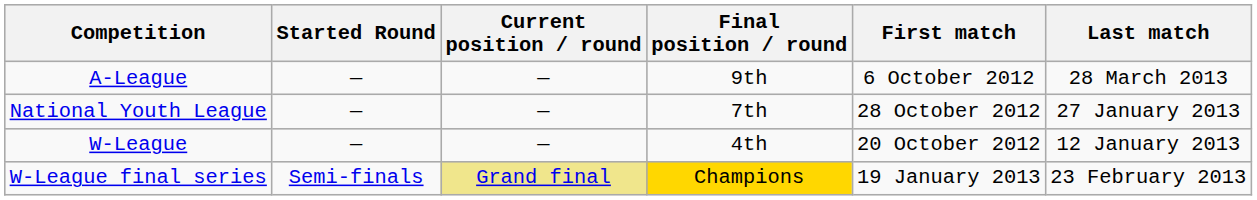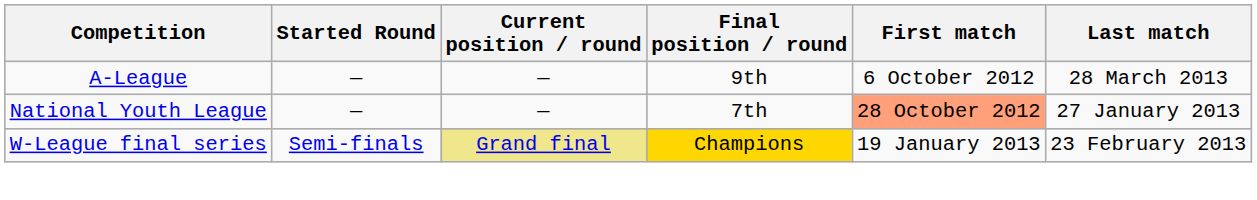(949, 111) no background -> (949, 111) lightsalmon background
- row: (138, 145)
